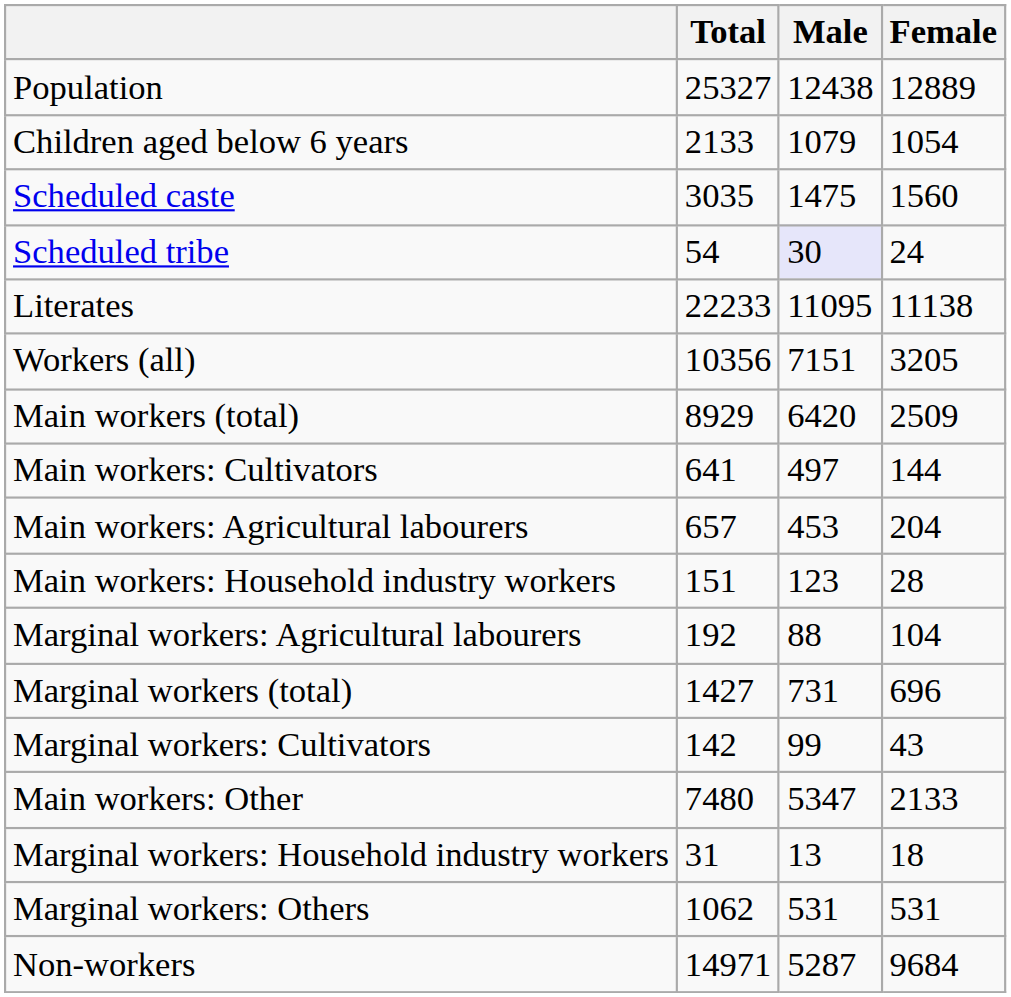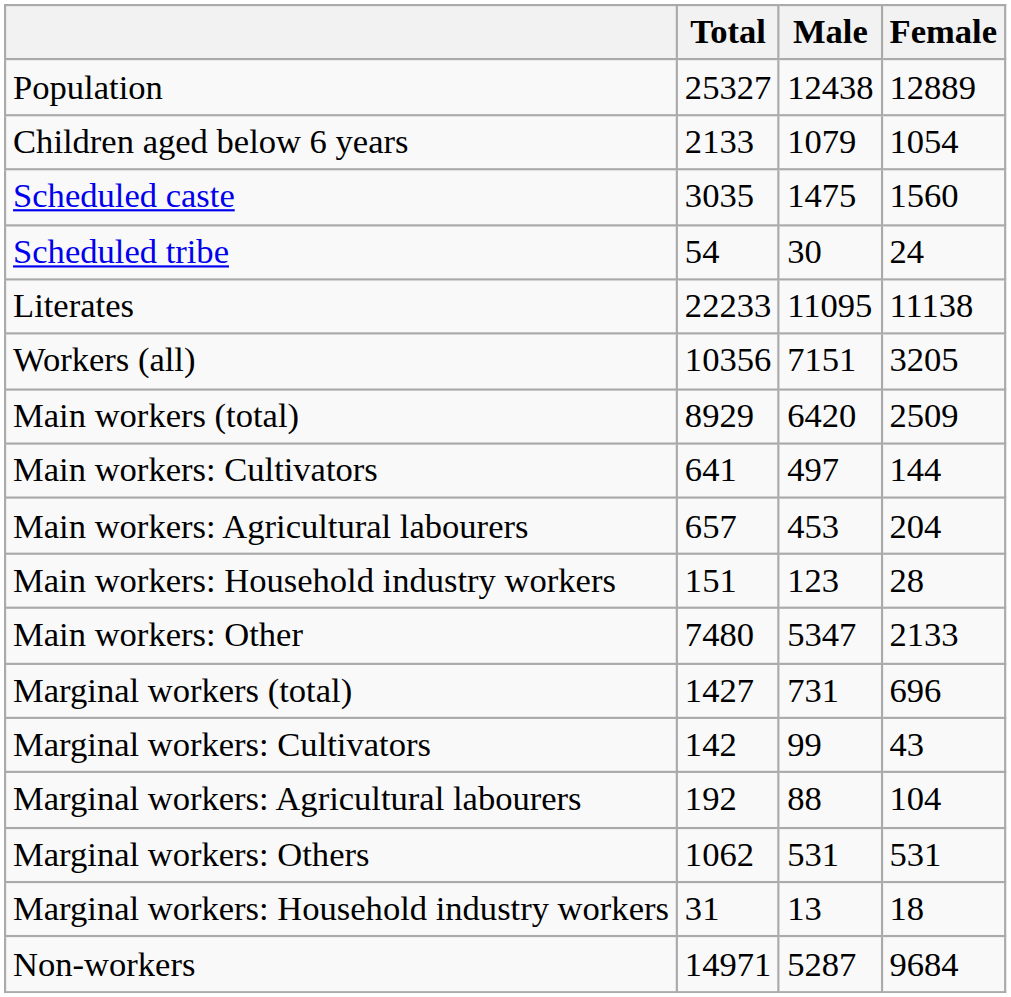(804, 251) lavender background -> (804, 251) no background
rows swapped: (158, 799) <-> (297, 634)
rows swapped: (341, 854) <-> (191, 908)
